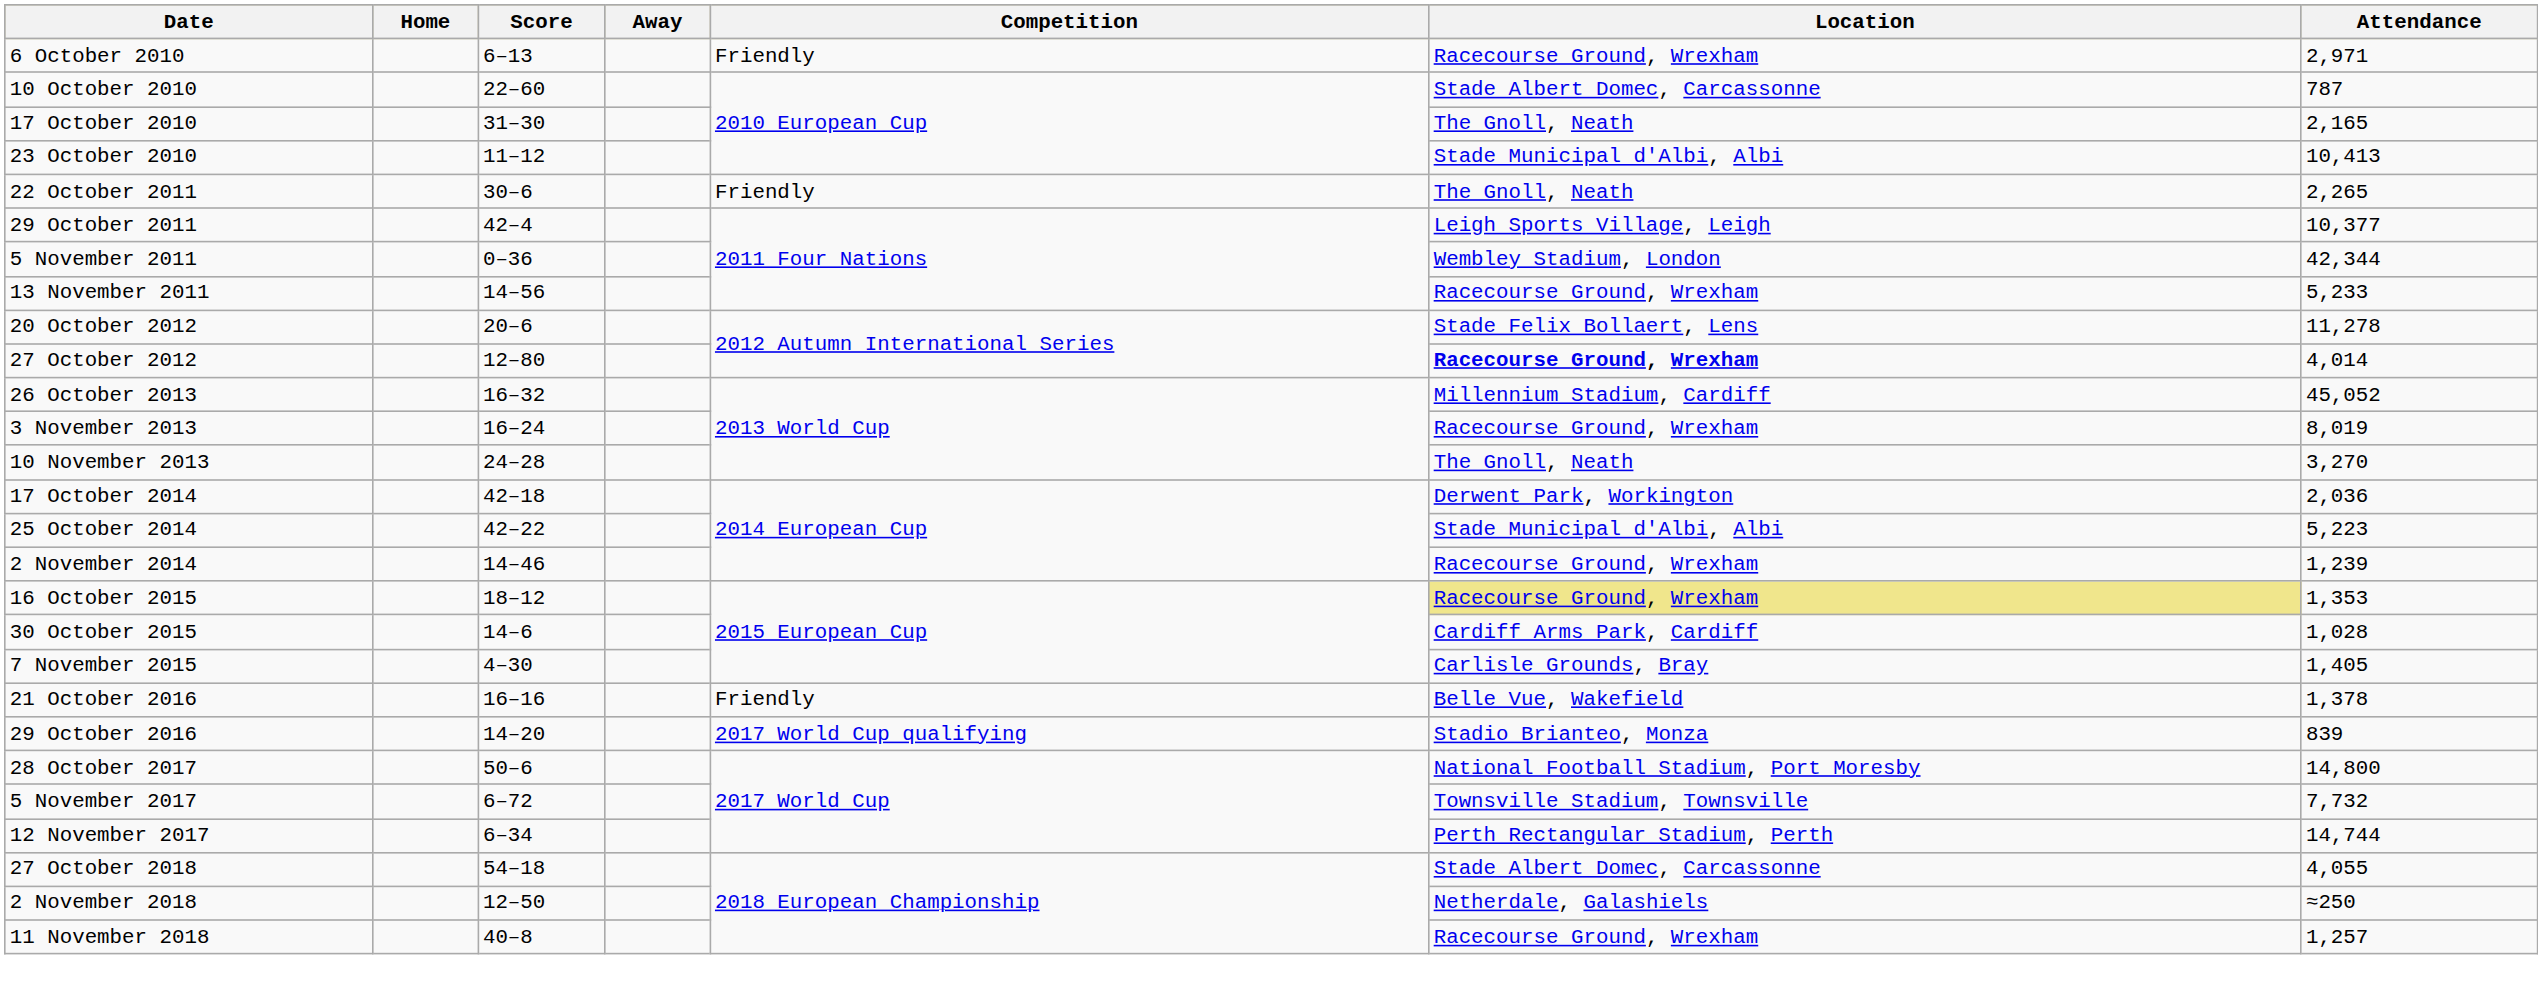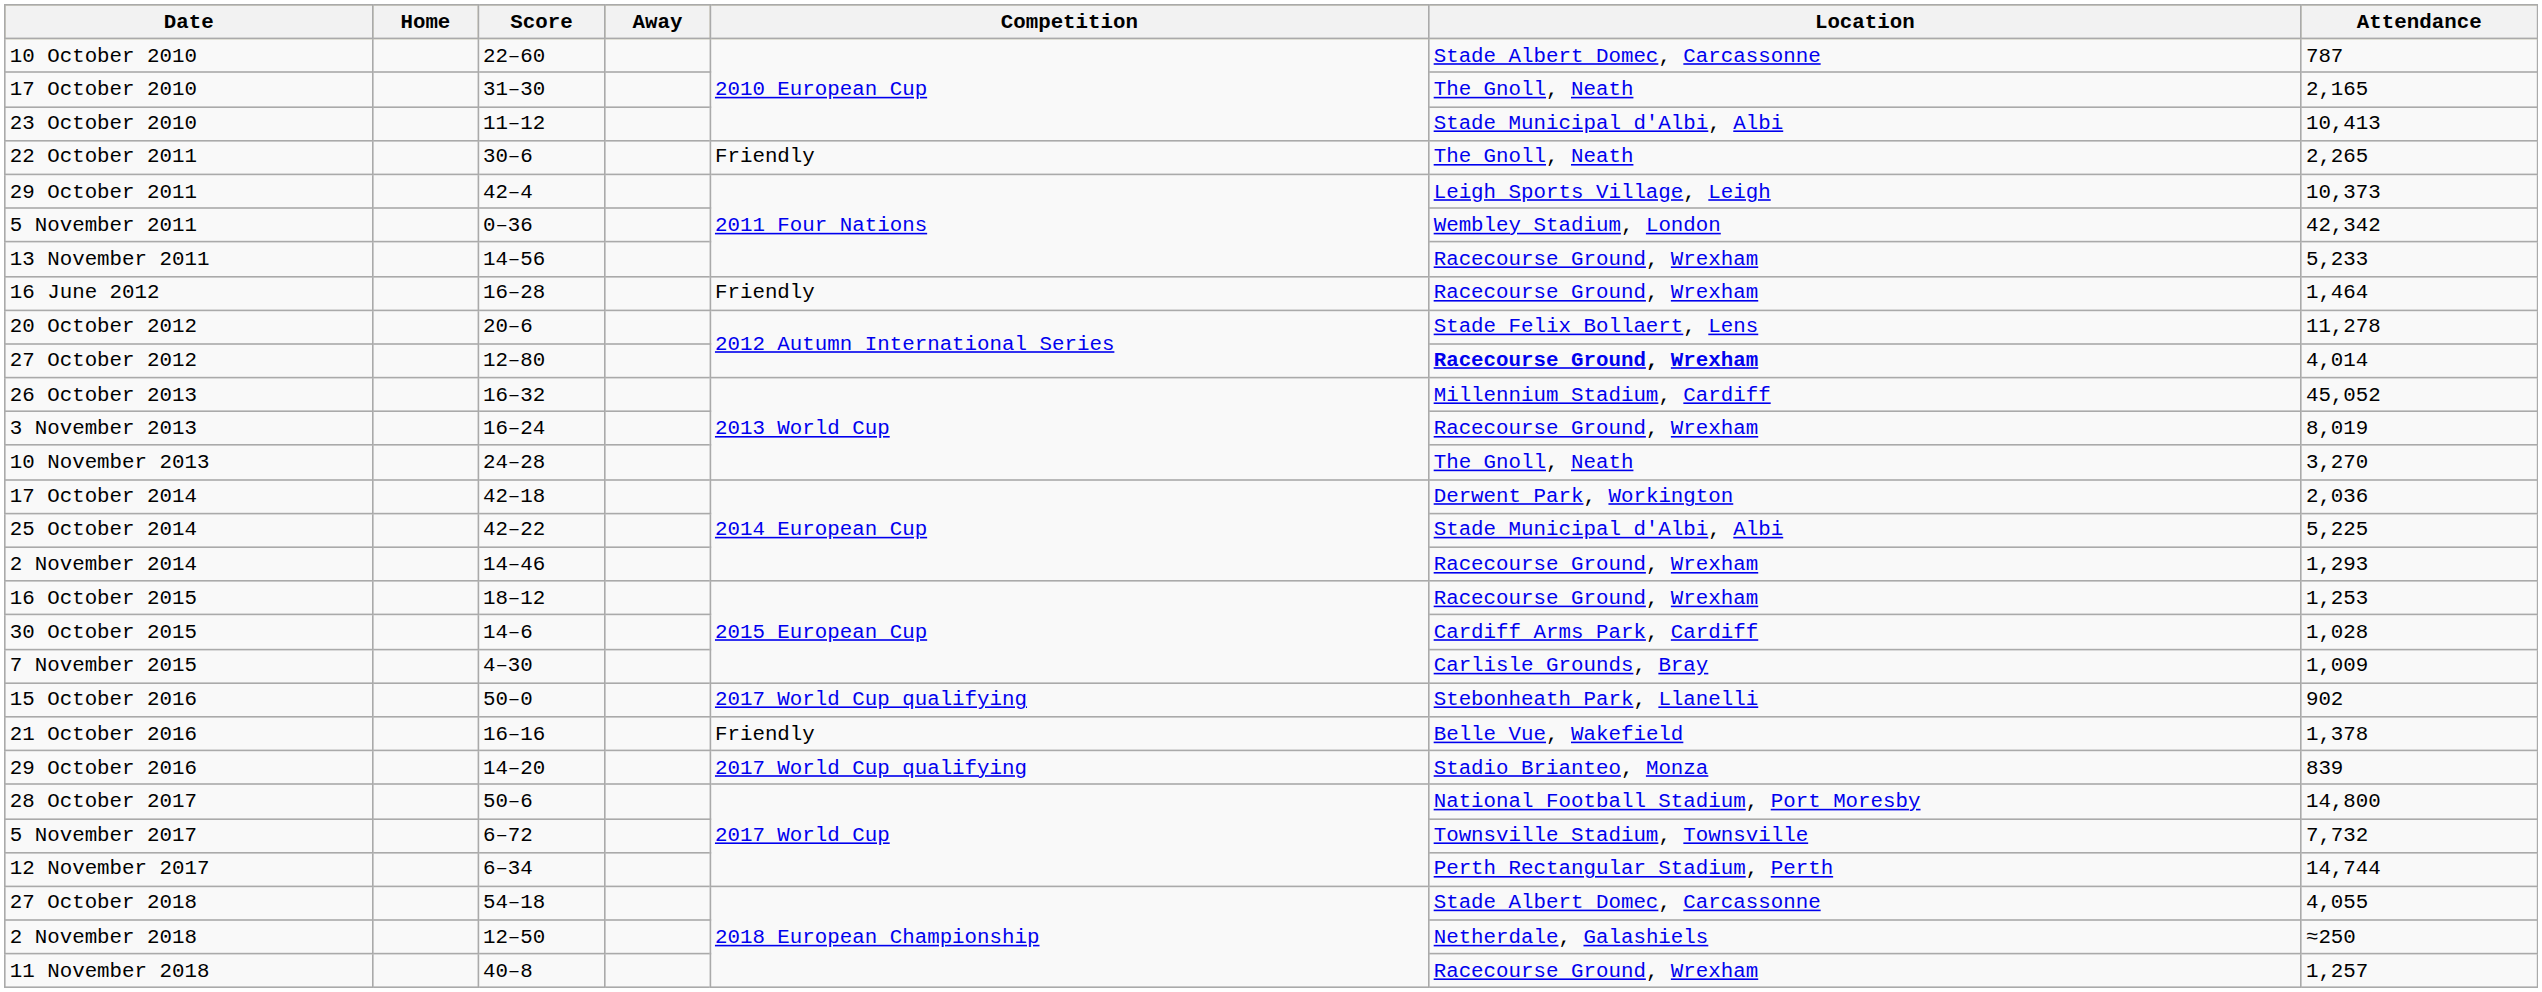- row: (97, 56)
(2343, 225) 10,377 -> (2343, 191) 10,373
(2343, 259) 42,344 -> (2343, 225) 42,342
+ row: (85, 293)
(2337, 530) 5,223 -> (2337, 530) 5,225
(2337, 564) 1,239 -> (2337, 564) 1,293
(1596, 598) khaki background -> (1596, 598) no background
(2337, 598) 1,353 -> (2337, 598) 1,253
(2337, 666) 1,405 -> (2337, 666) 1,009
+ row: (103, 700)
